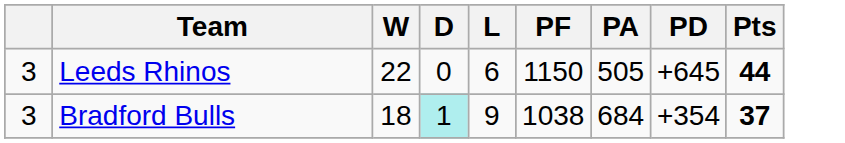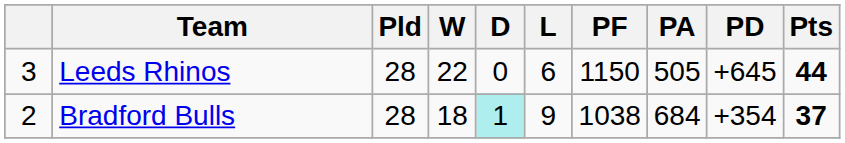+ column: (400, 26)
(29, 115) 3 -> (29, 115) 2
